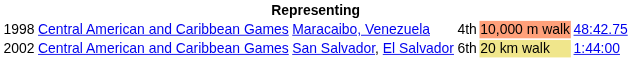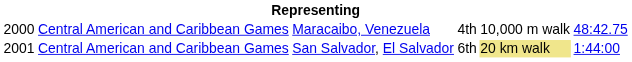(19, 29) 1998 -> (19, 29) 2000
(525, 29) lightsalmon background -> (525, 29) no background
(19, 48) 2002 -> (19, 48) 2001
